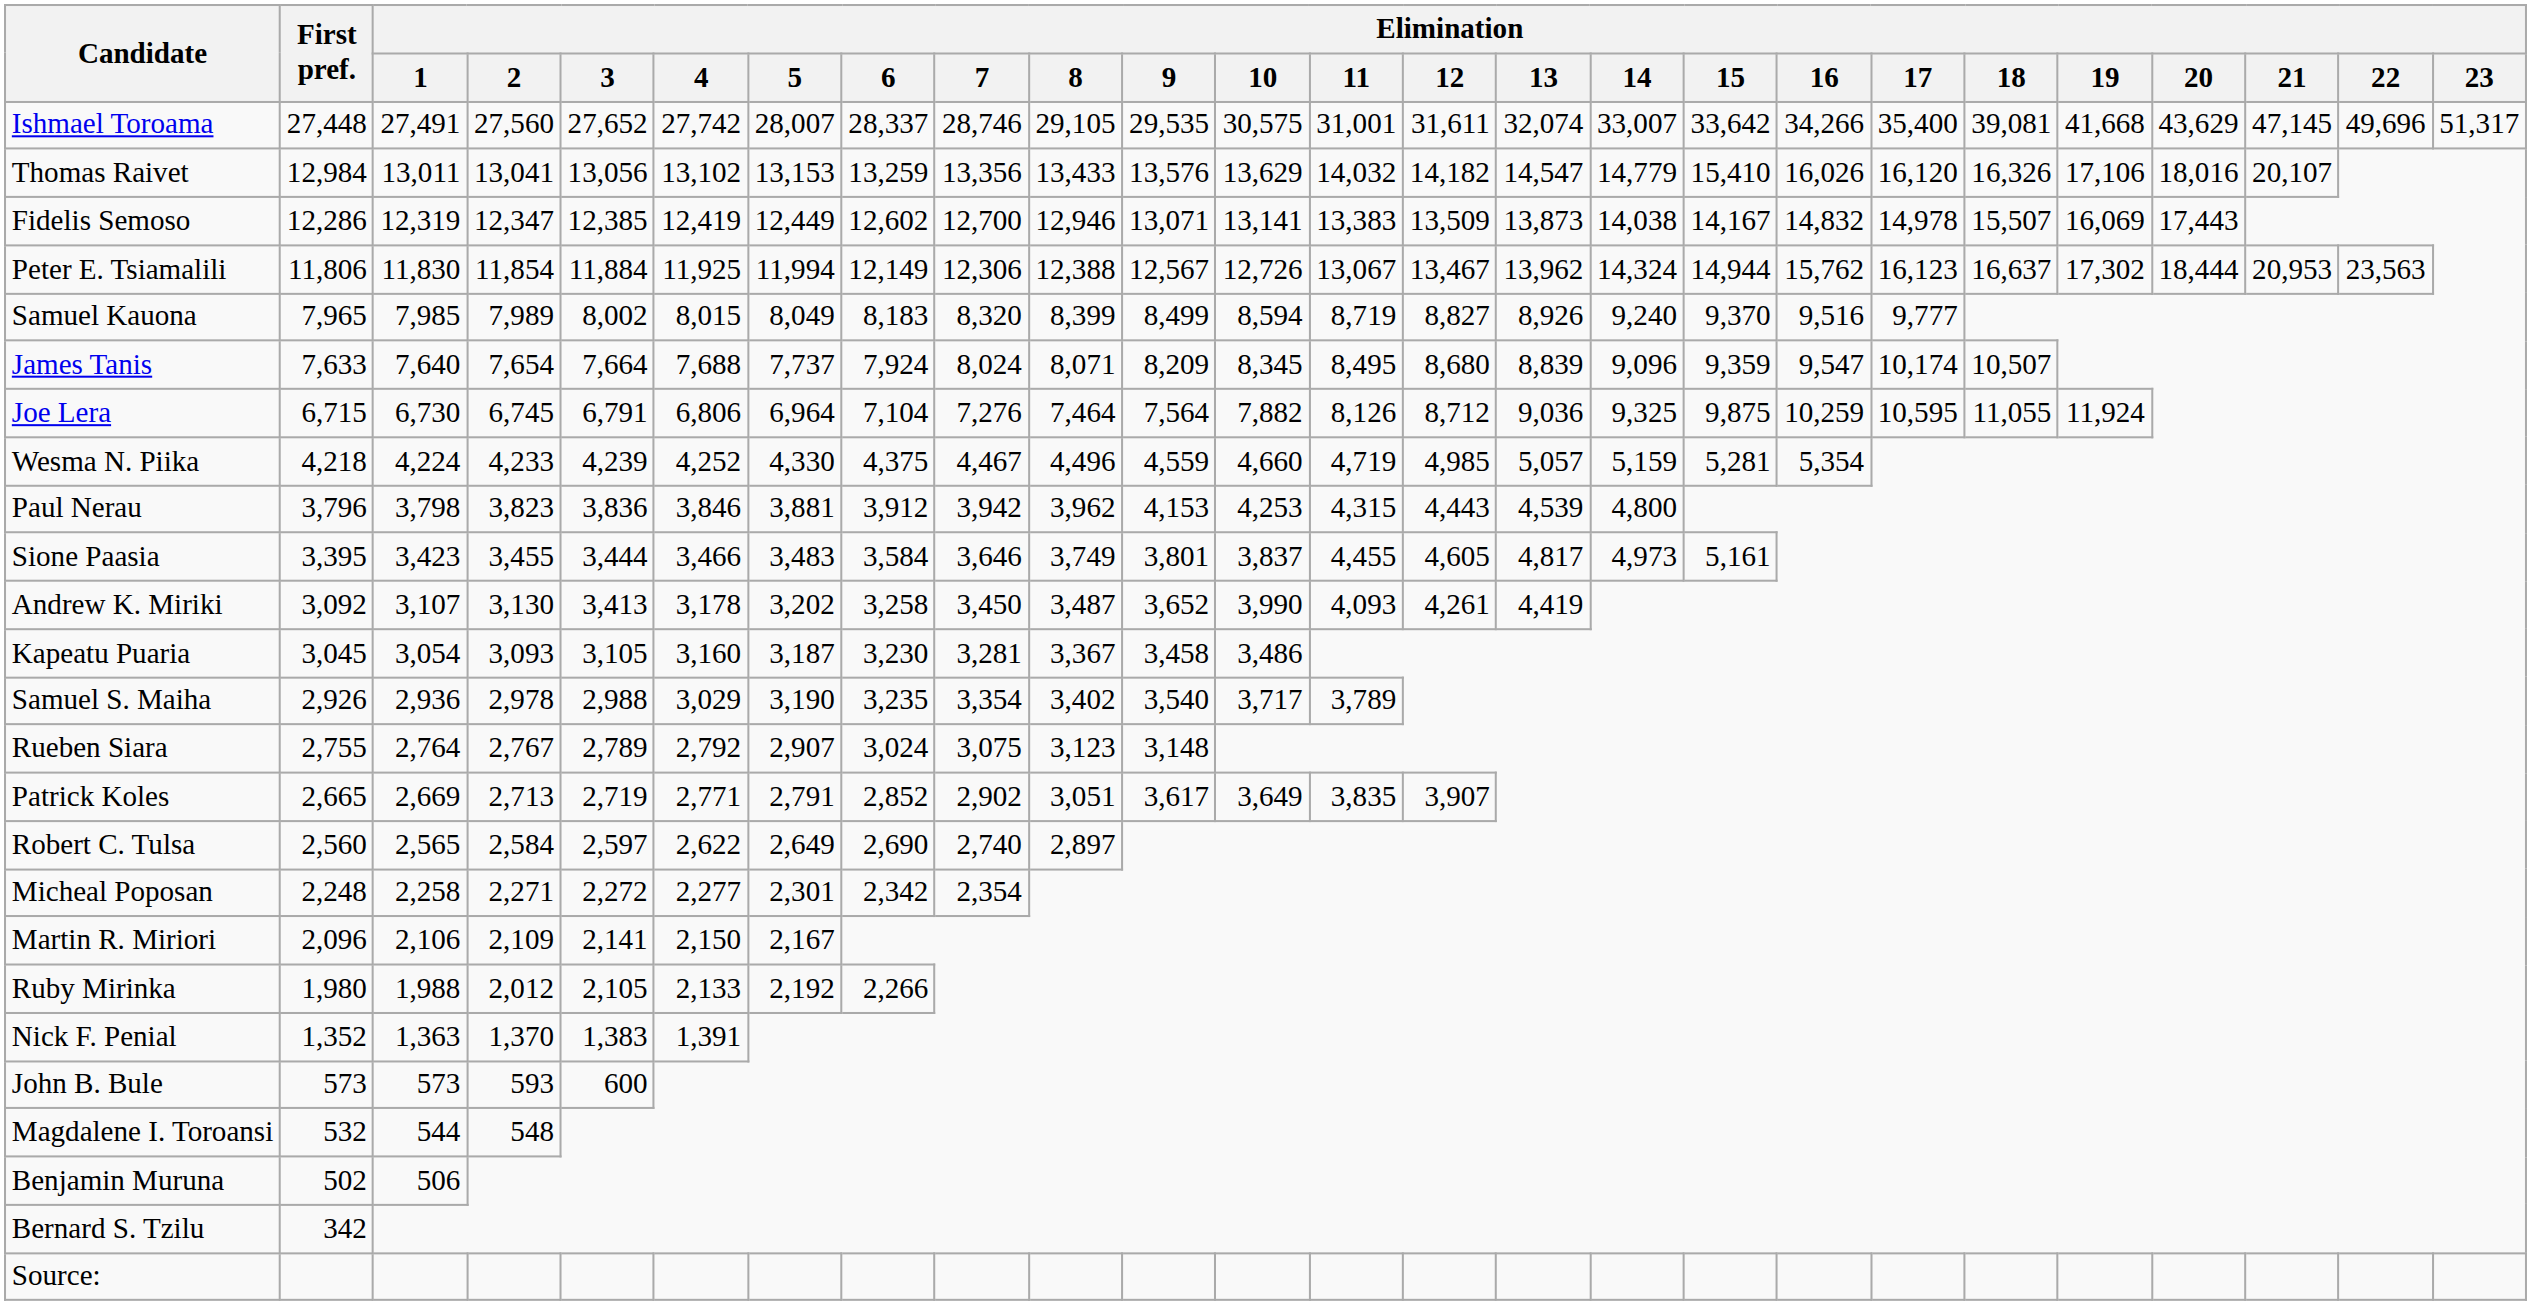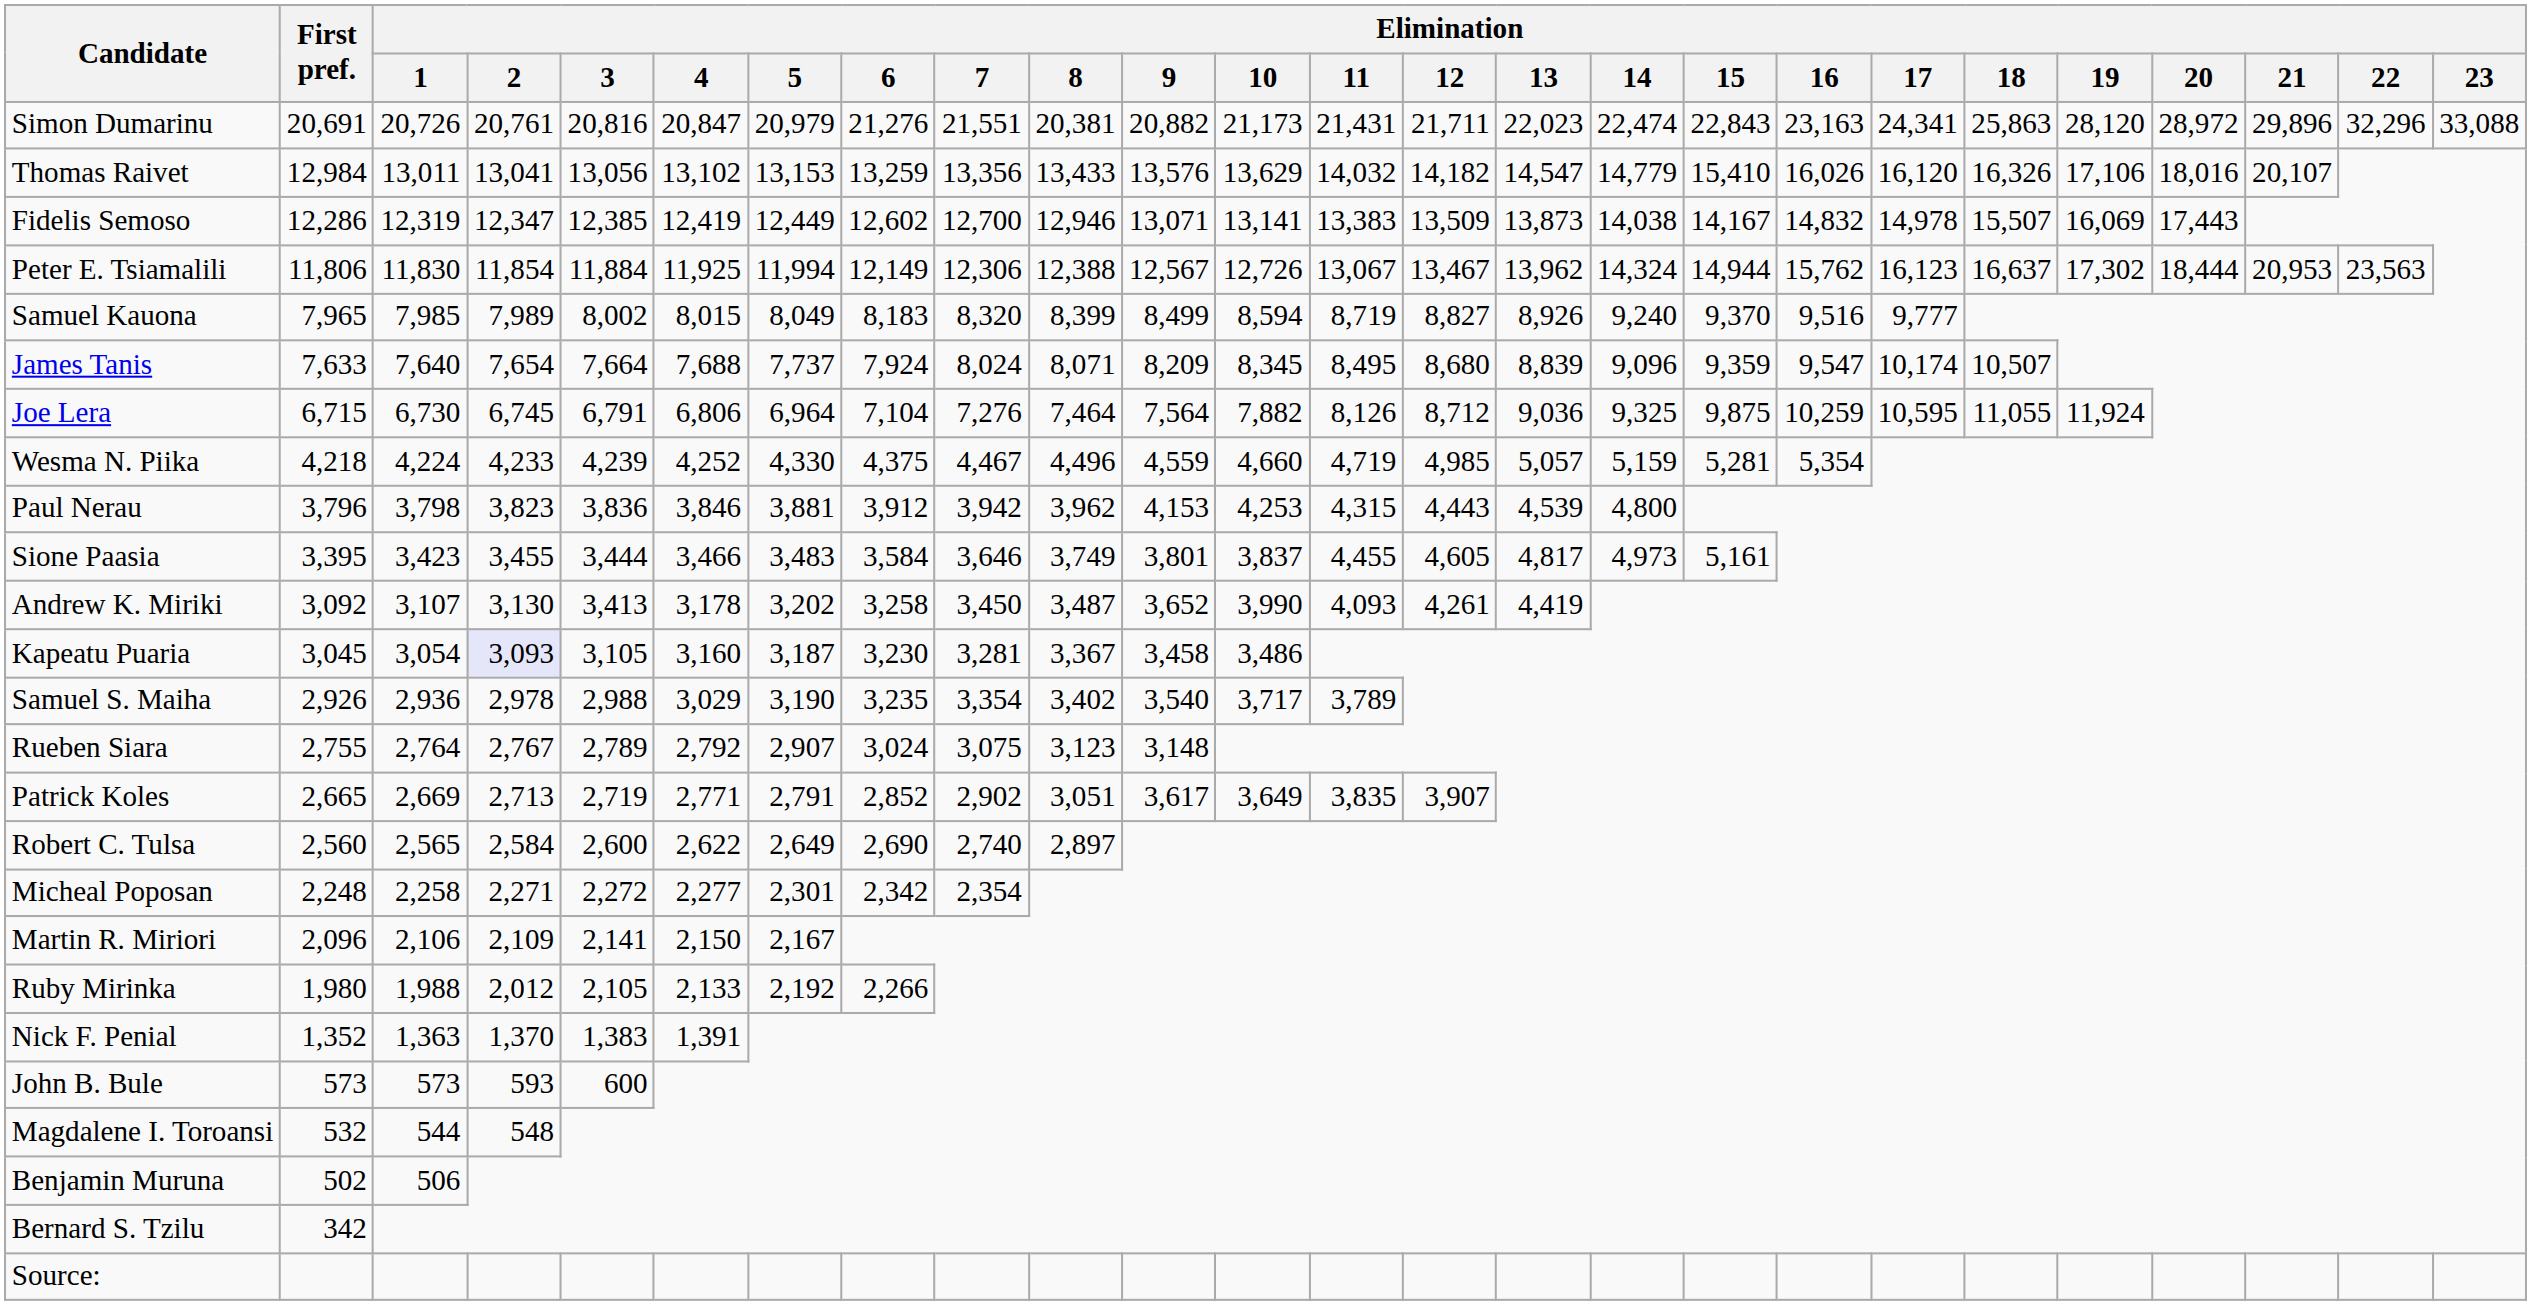- row: (113, 124)
+ row: (112, 124)
(521, 652) no background -> (521, 652) lavender background
(615, 844) 2,597 -> (615, 844) 2,600
